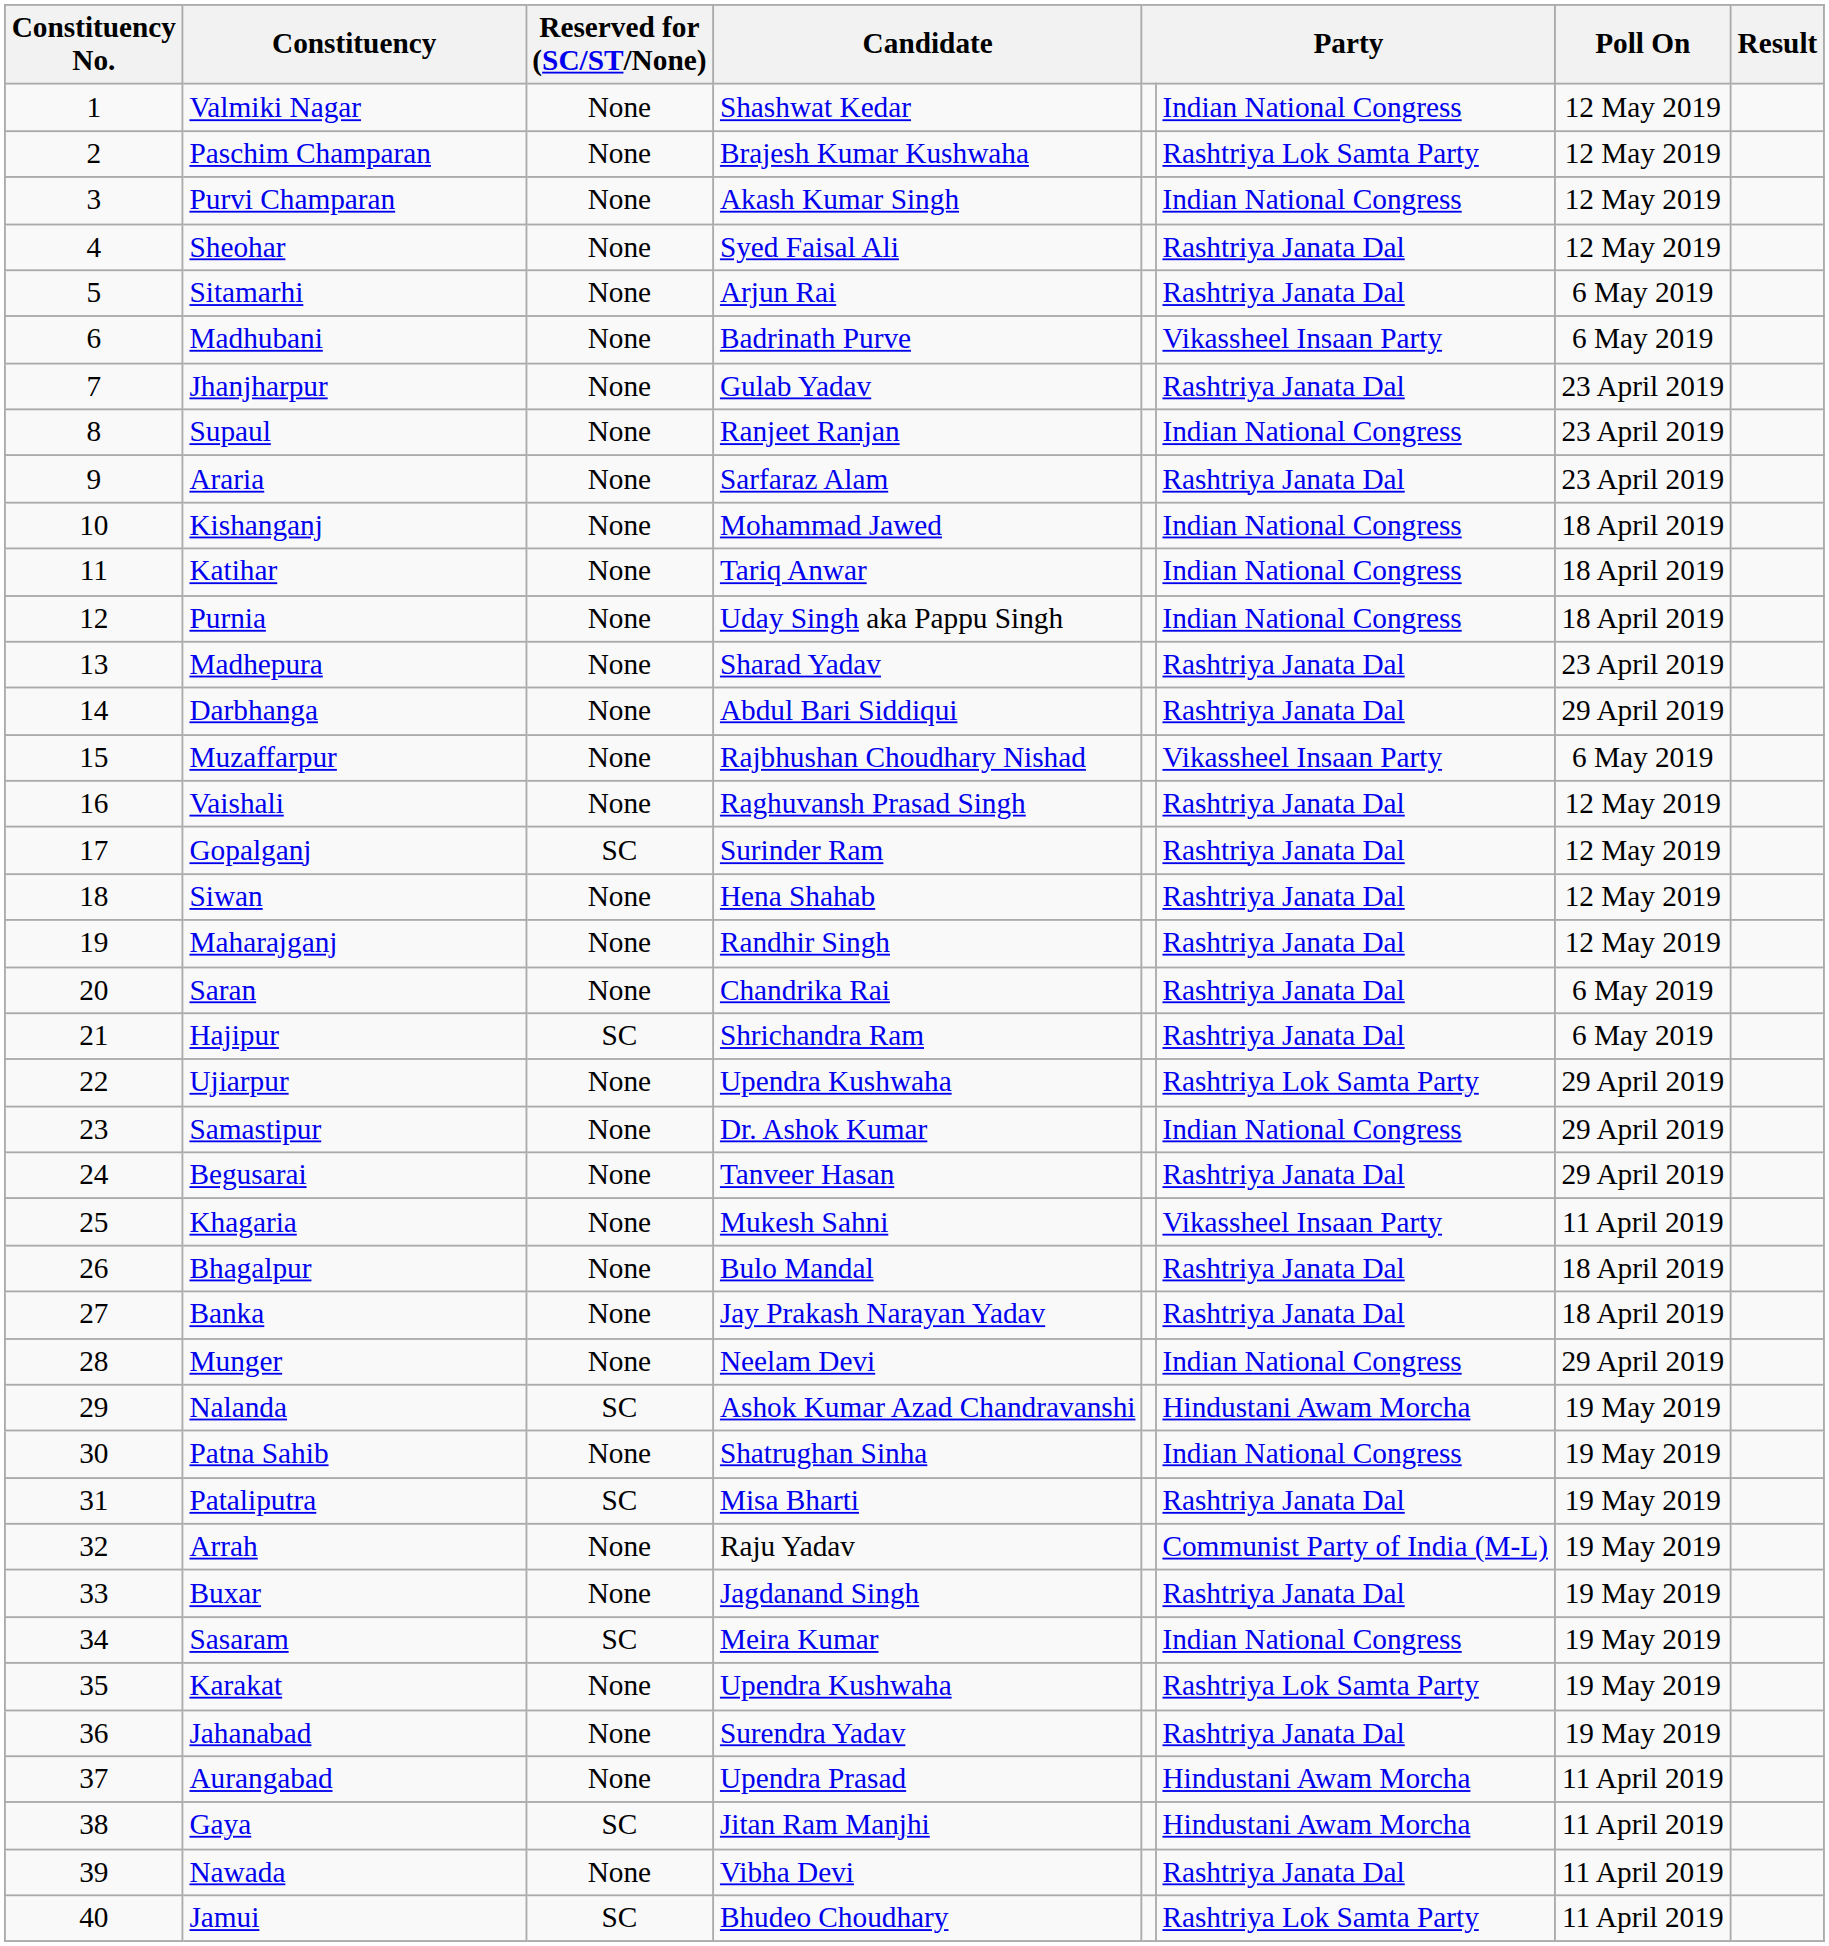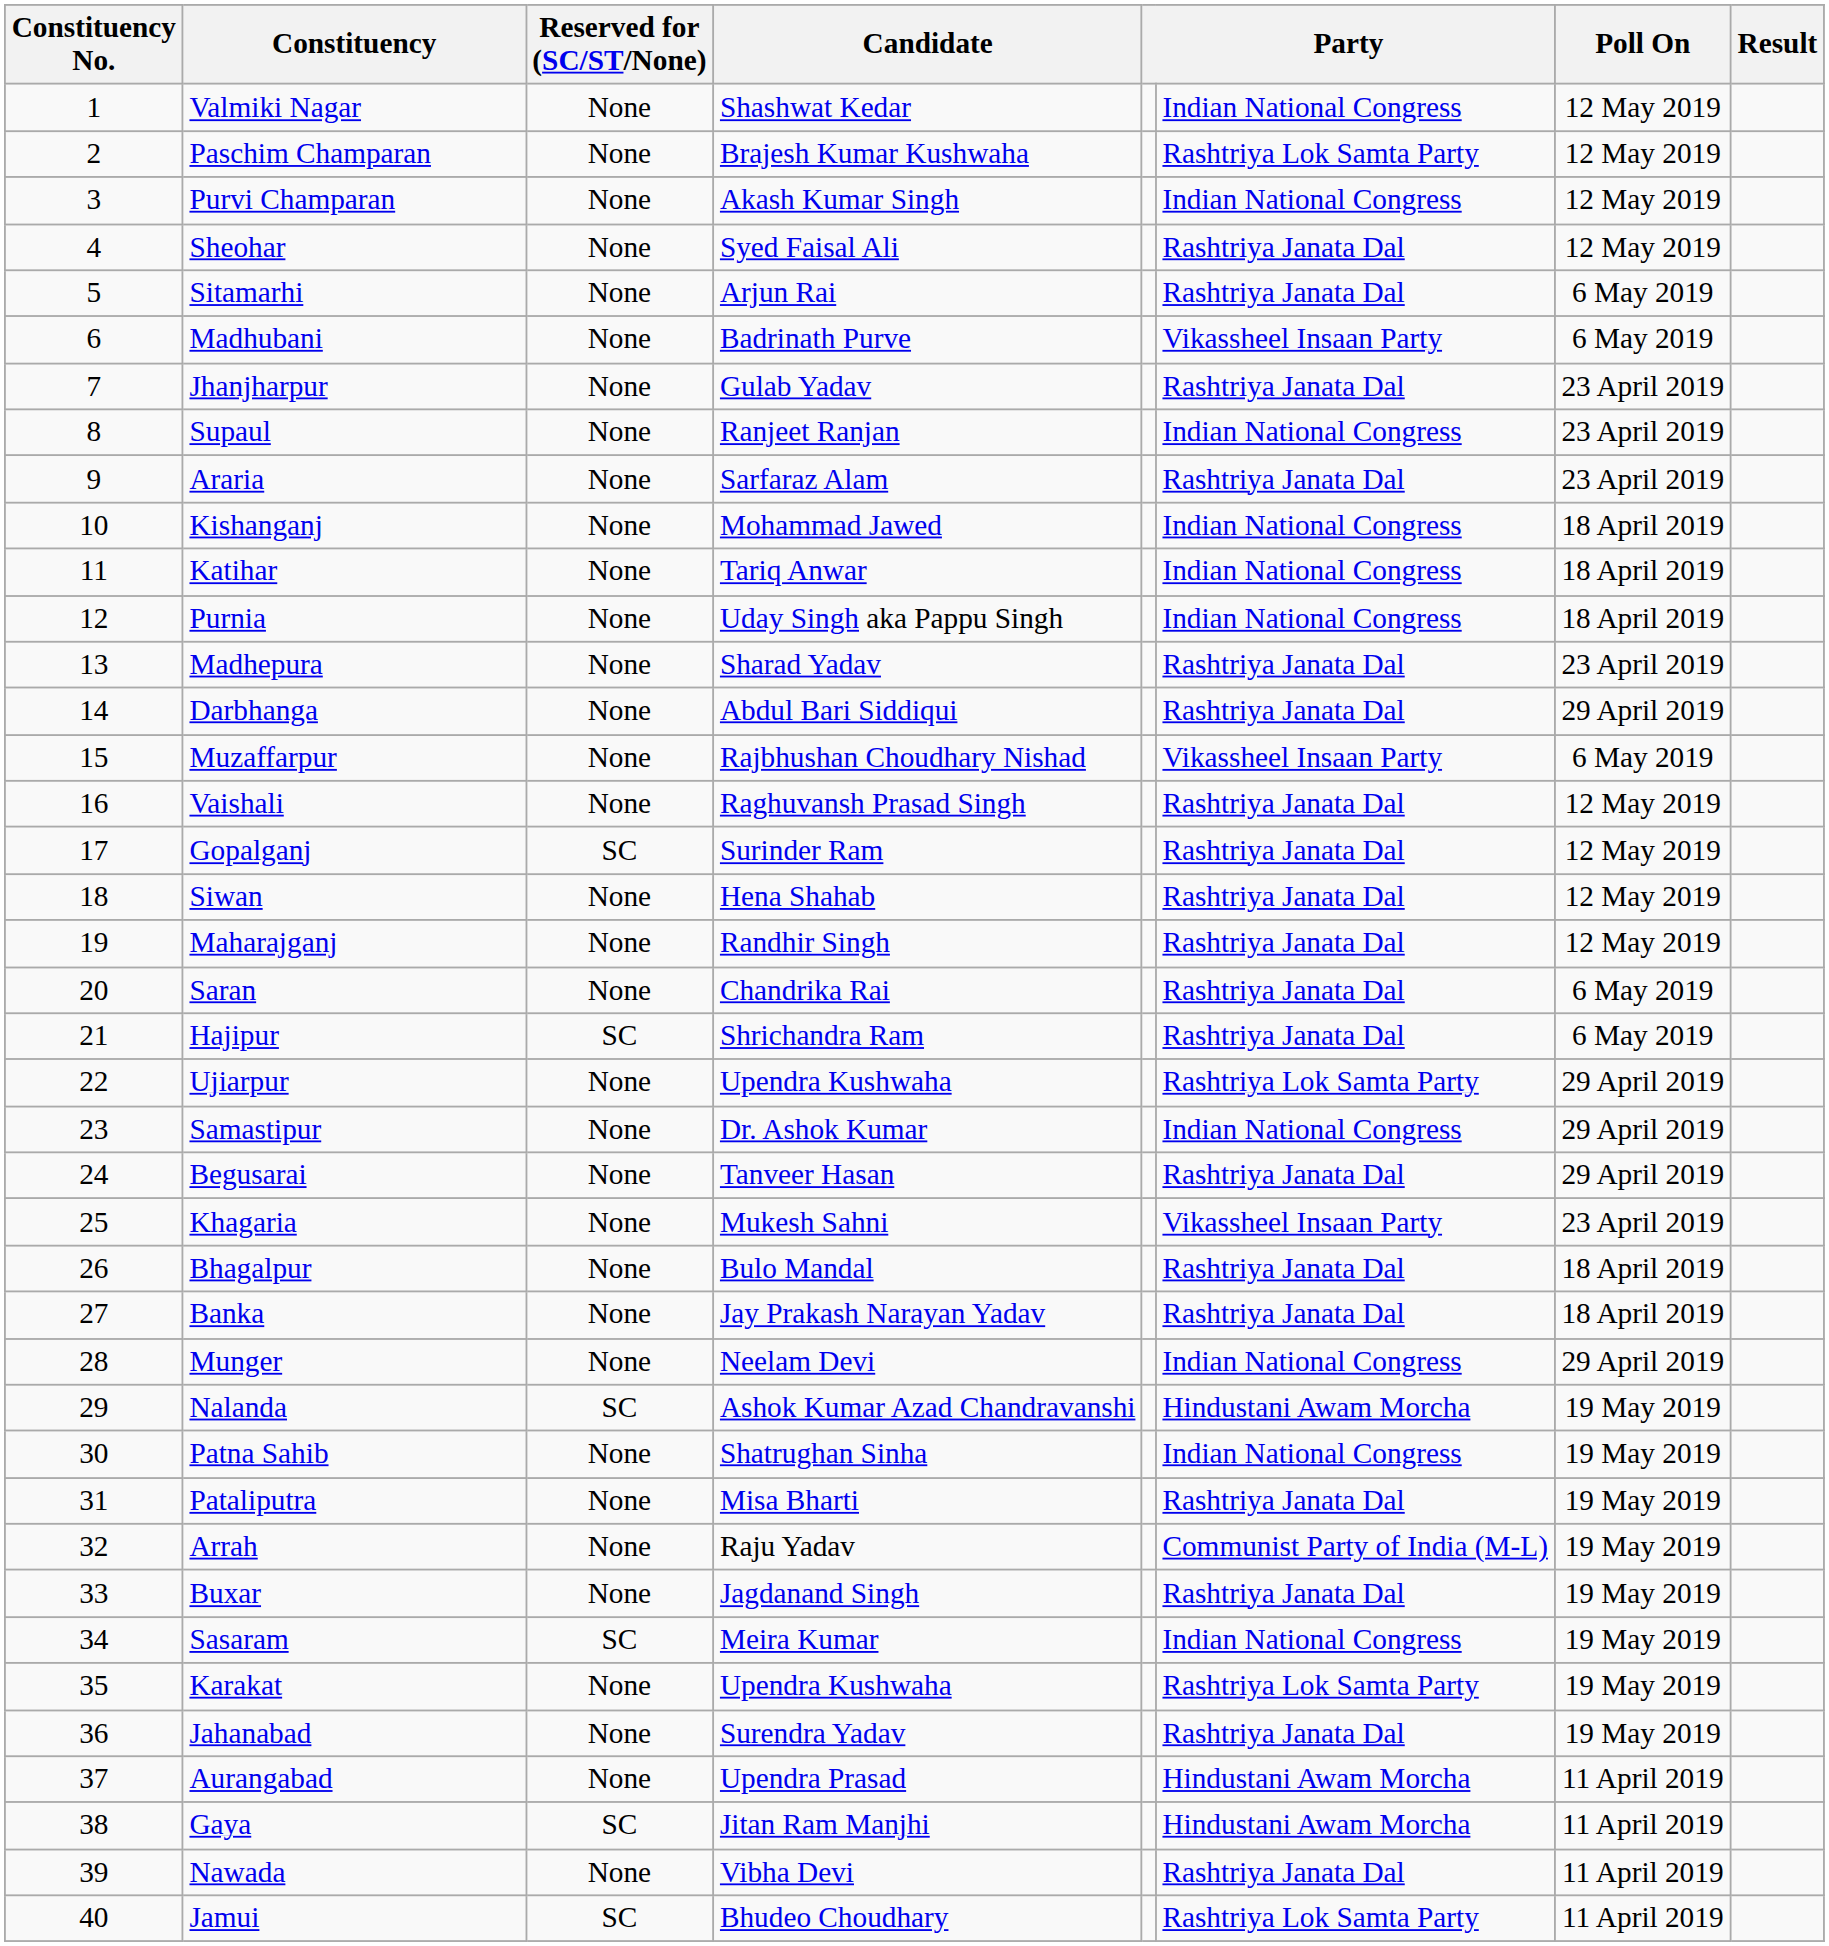(1643, 1221) 11 April 2019 -> (1643, 1221) 23 April 2019
(619, 1500) SC -> (619, 1500) None
